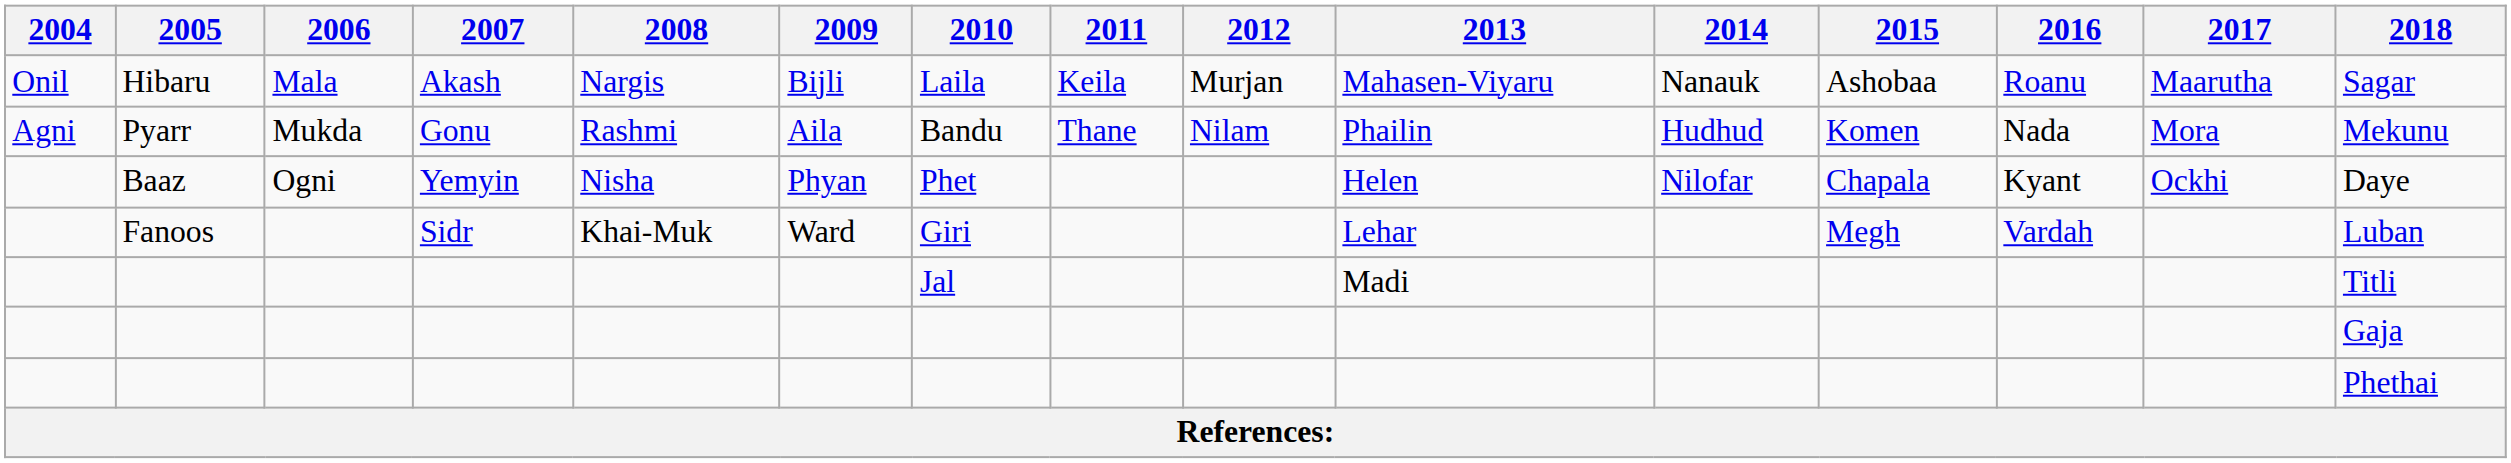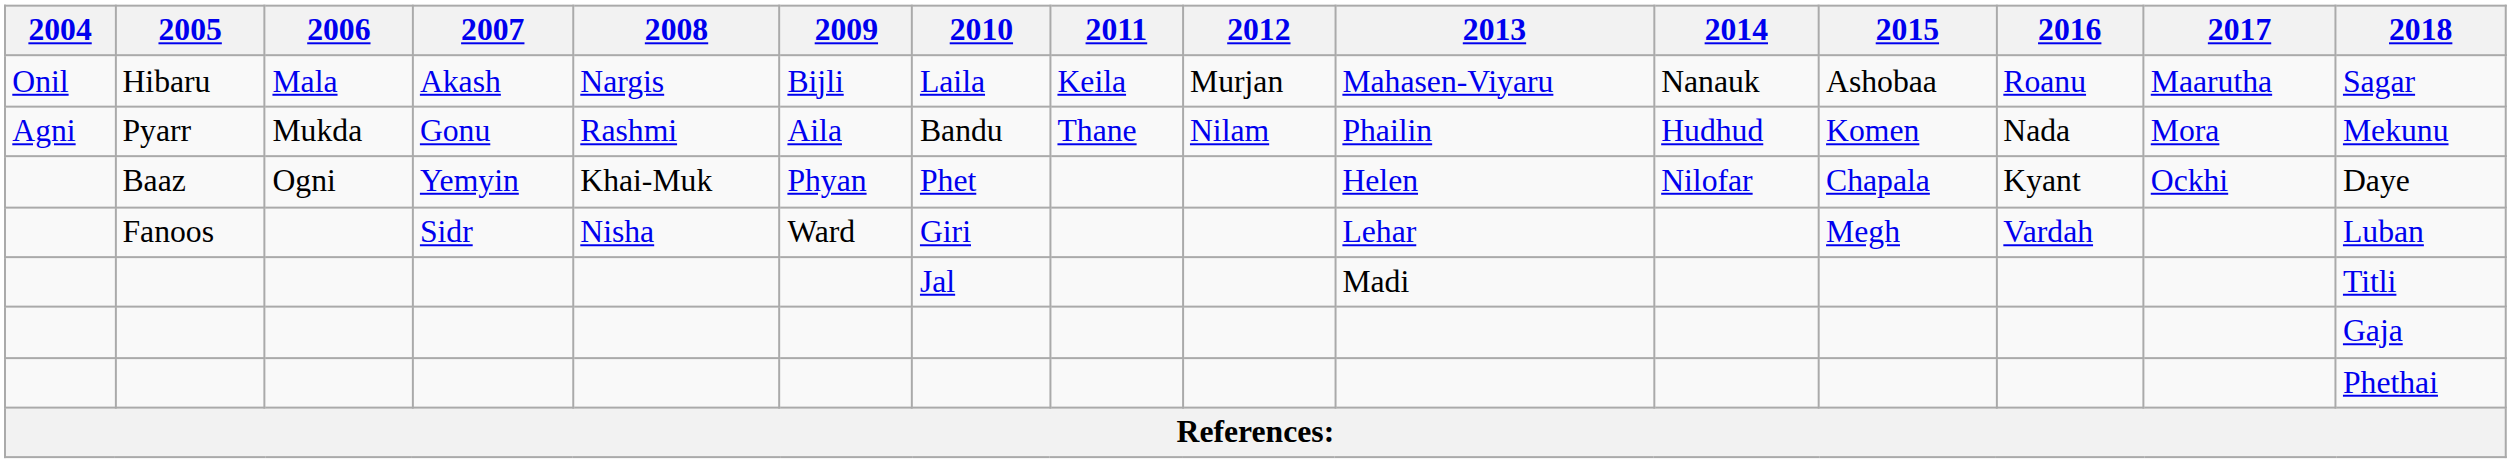(617, 181) Nisha -> (646, 181) Khai-Muk
(646, 231) Khai-Muk -> (617, 231) Nisha
